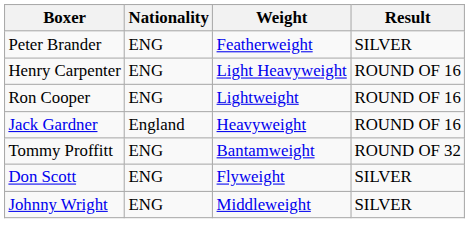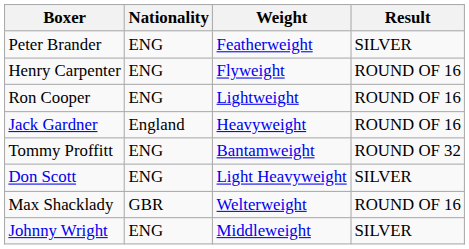(282, 71) Light Heavyweight -> (251, 71) Flyweight
(251, 177) Flyweight -> (282, 177) Light Heavyweight
+ row: (61, 204)
